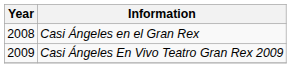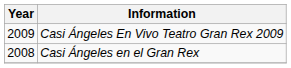rows swapped: (120, 33) <-> (162, 53)
